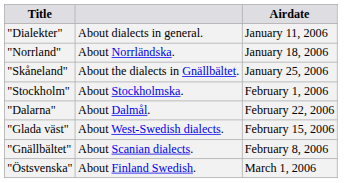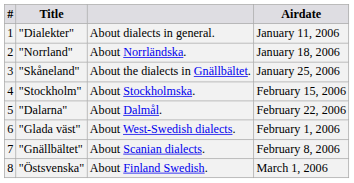+ column: (10, 14)
(287, 91) February 1, 2006 -> (301, 91) February 15, 2006
(290, 129) February 15, 2006 -> (298, 129) February 1, 2006
